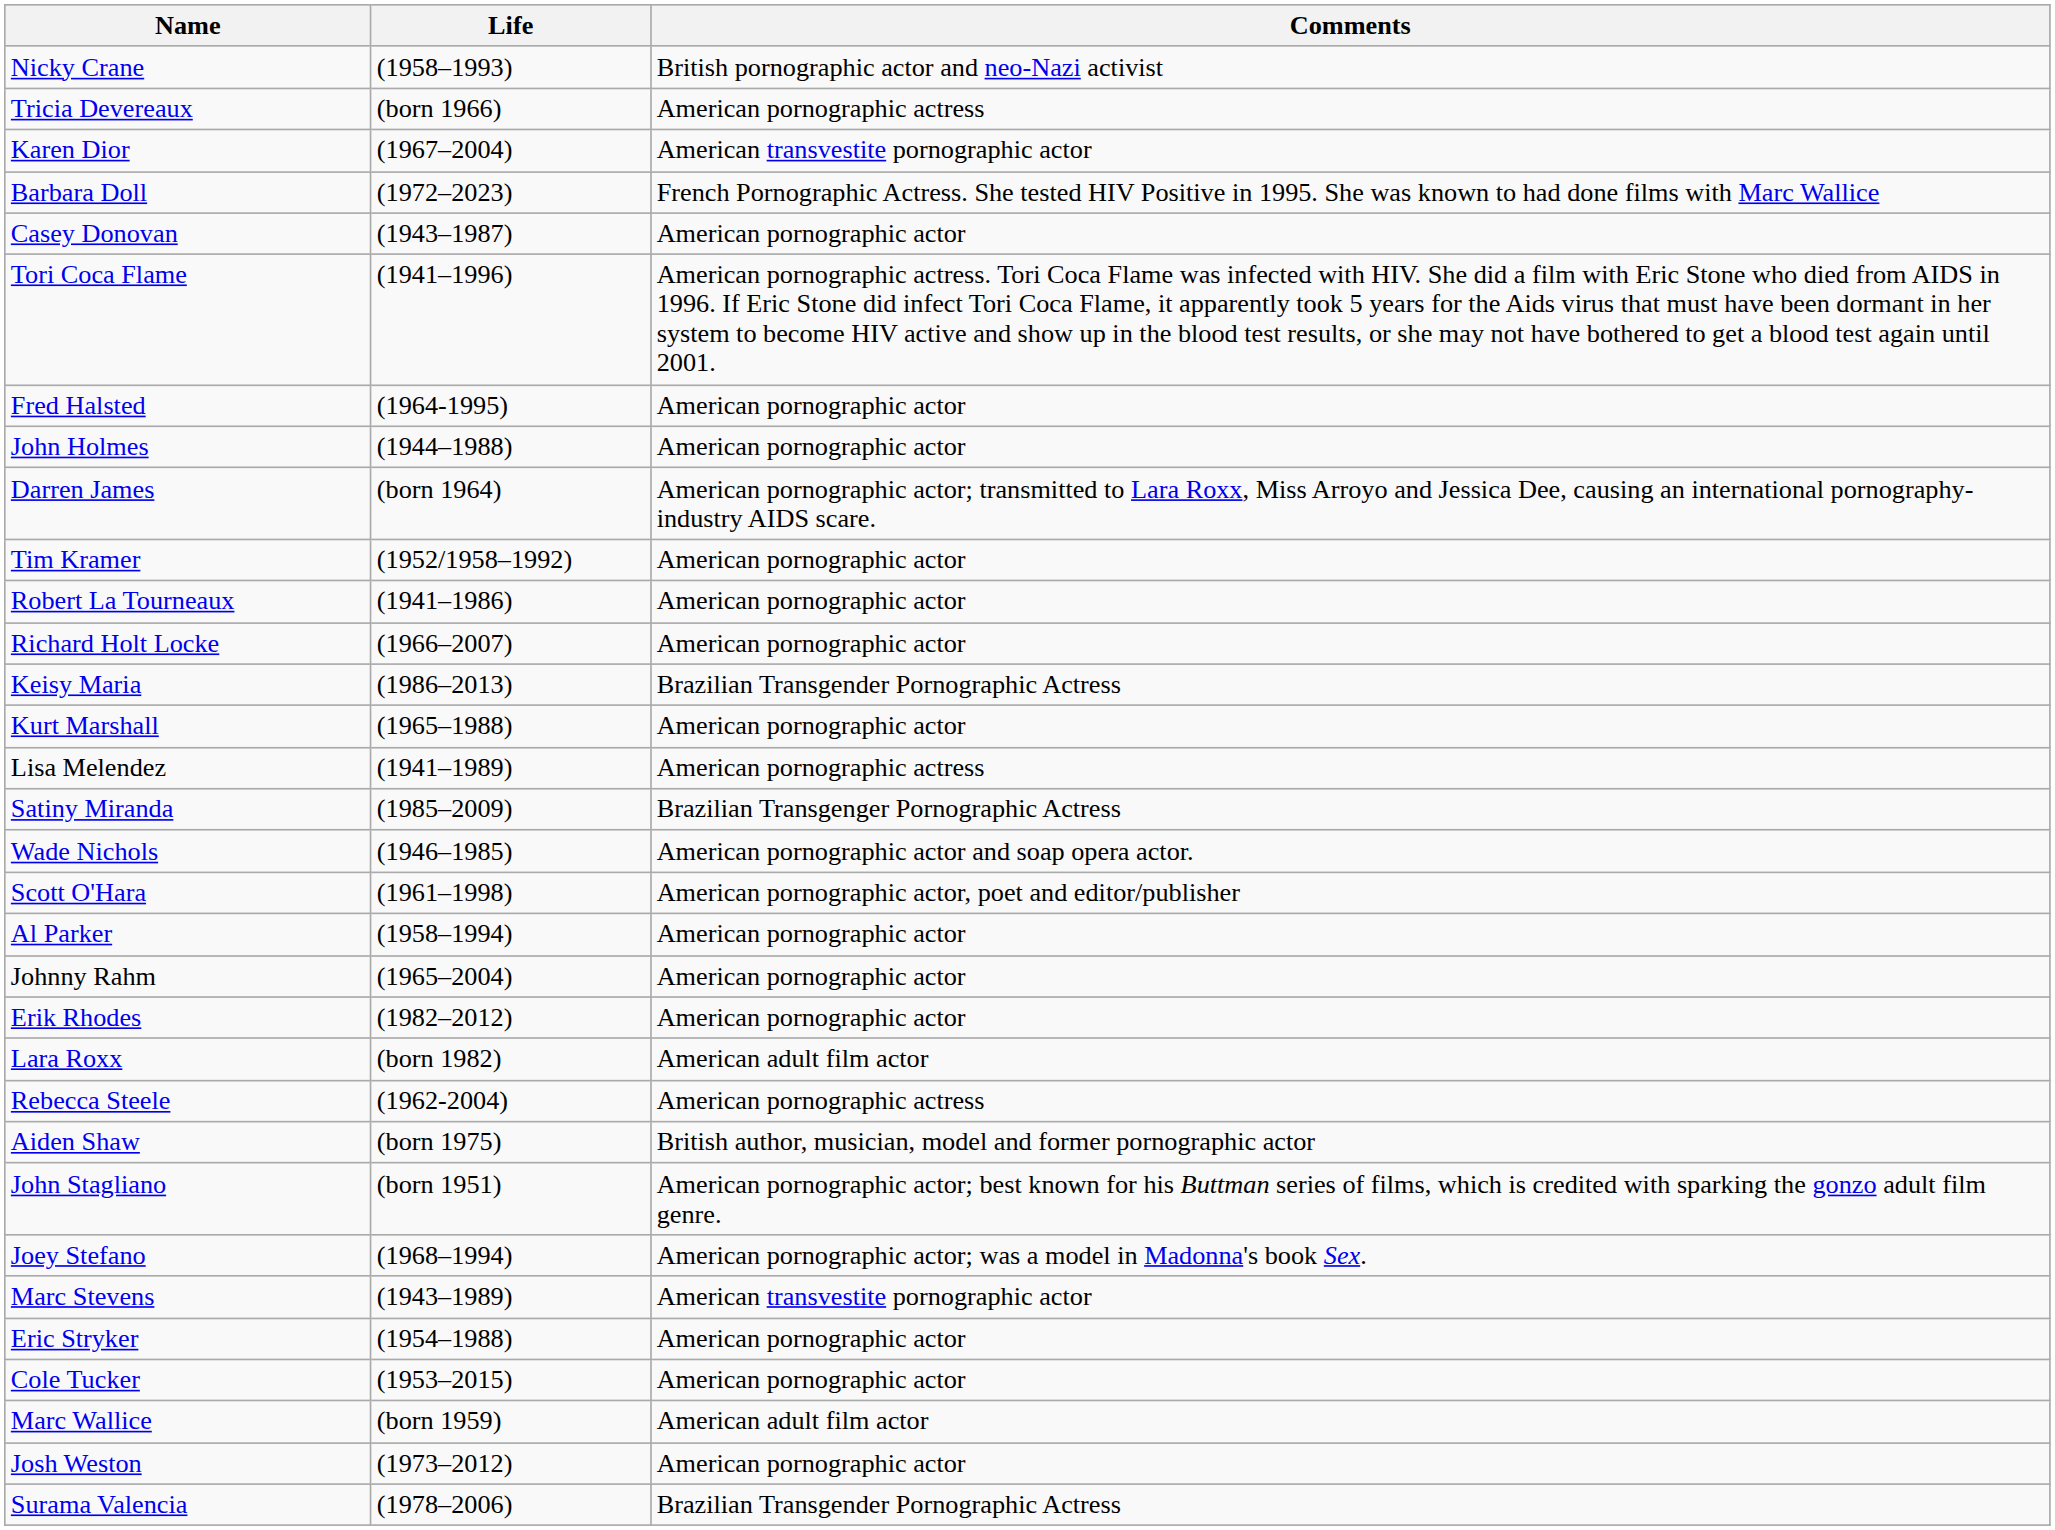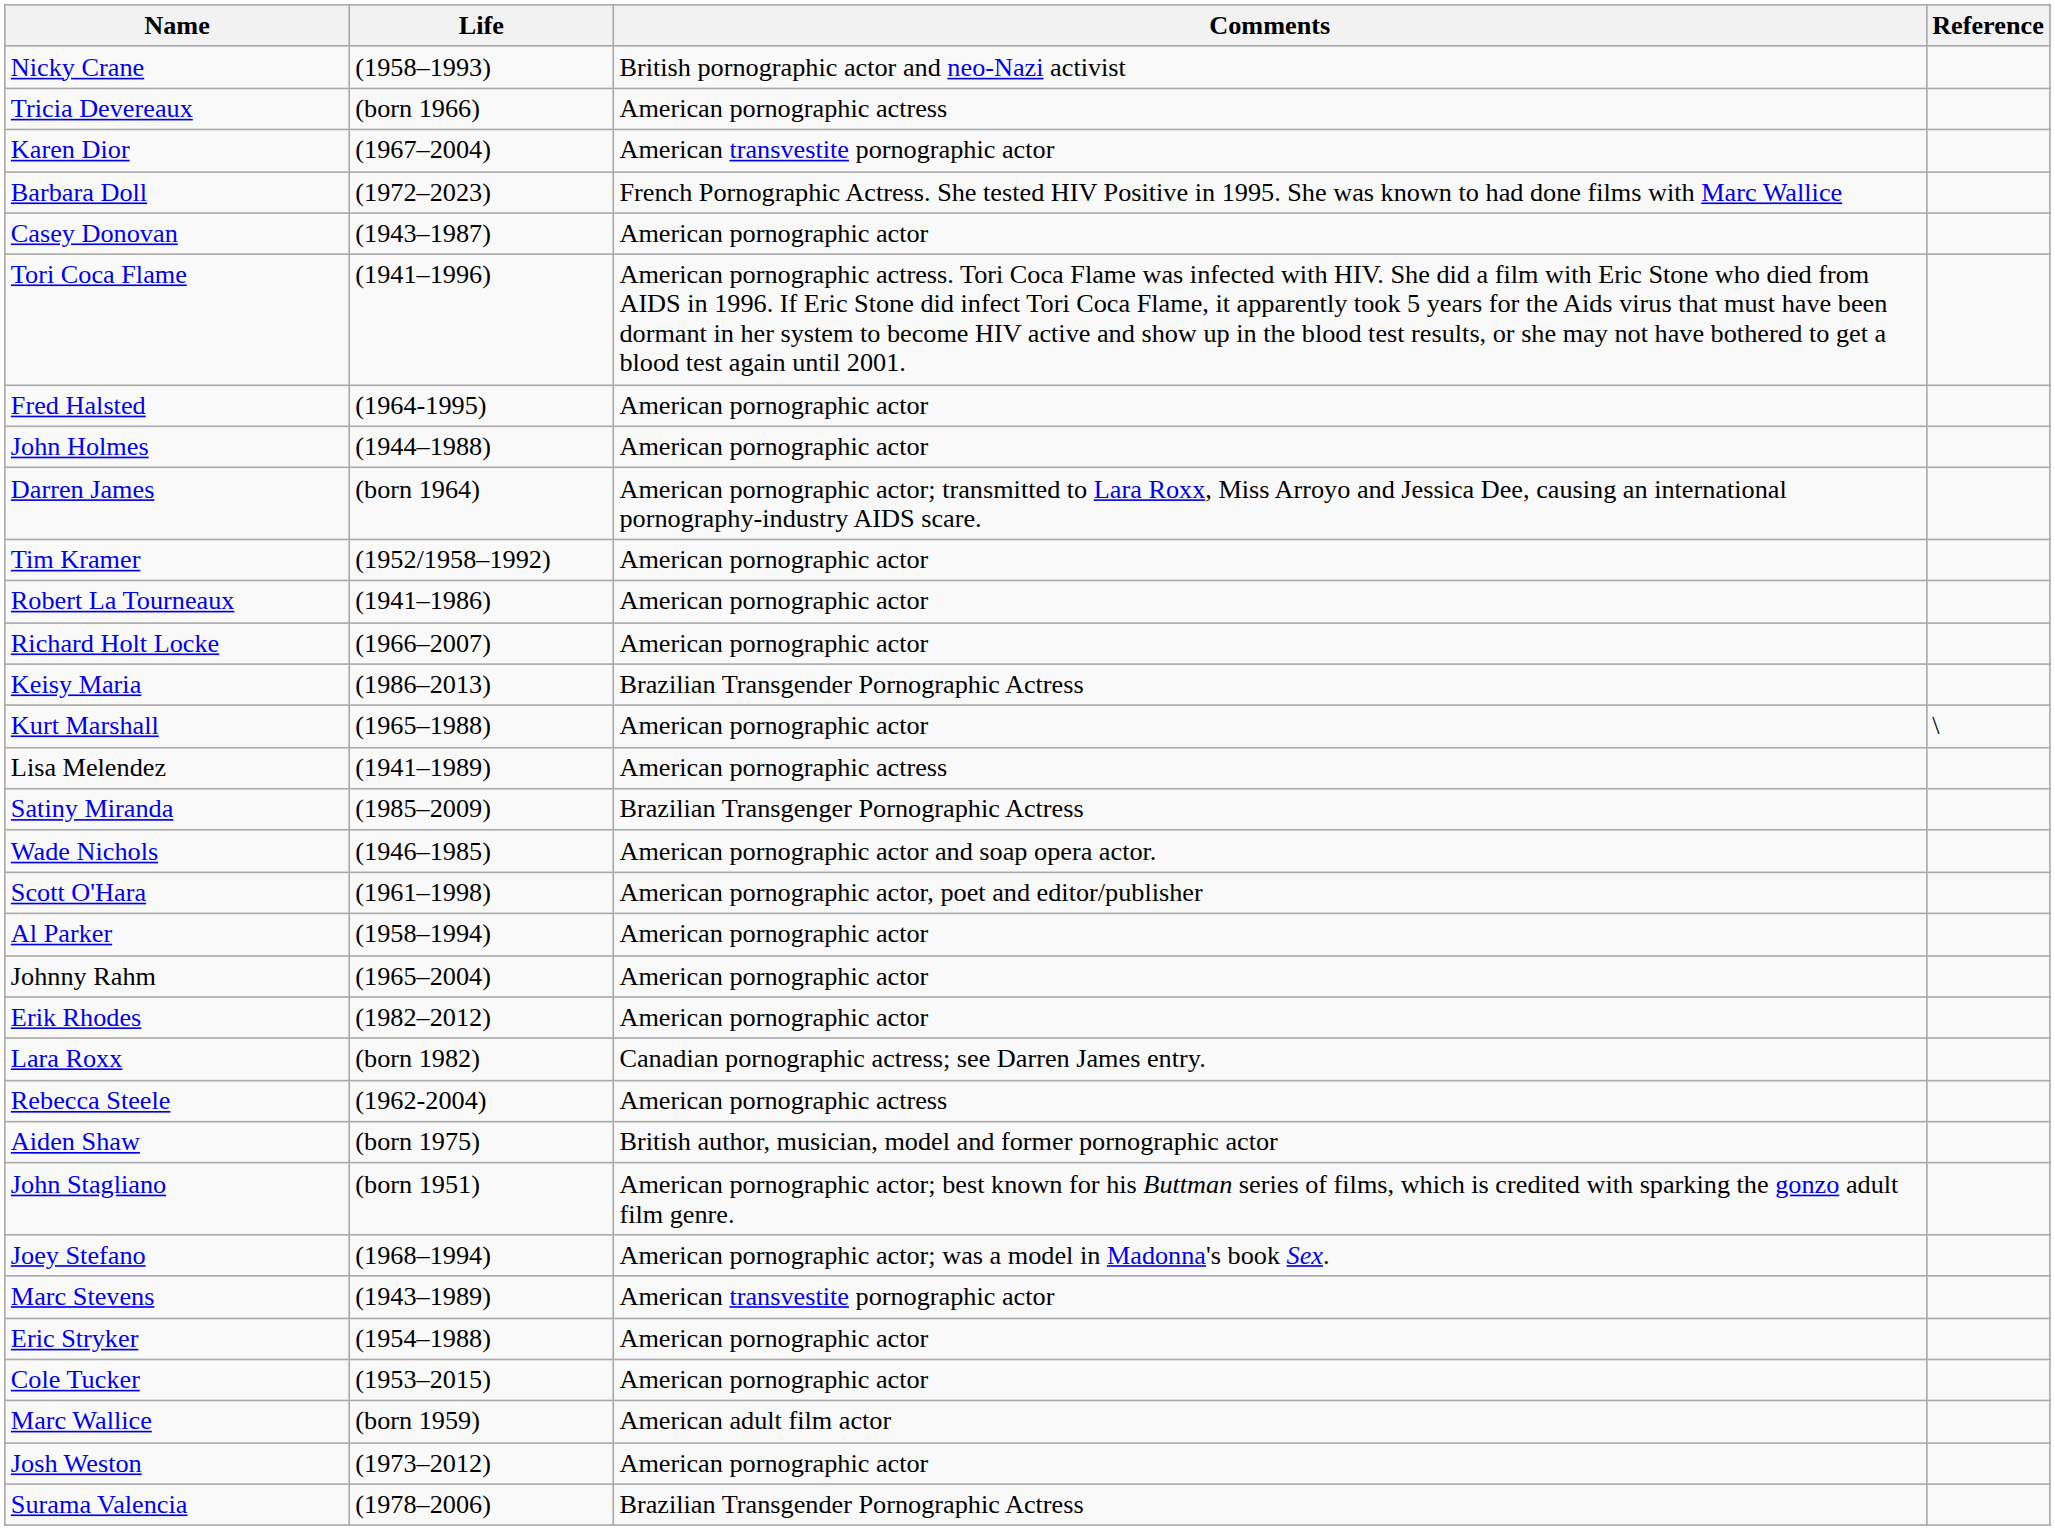+ column: (1988, 25)
(793, 1058) American adult film actor -> (913, 1058) Canadian pornographic actress; see Darren James entry.
